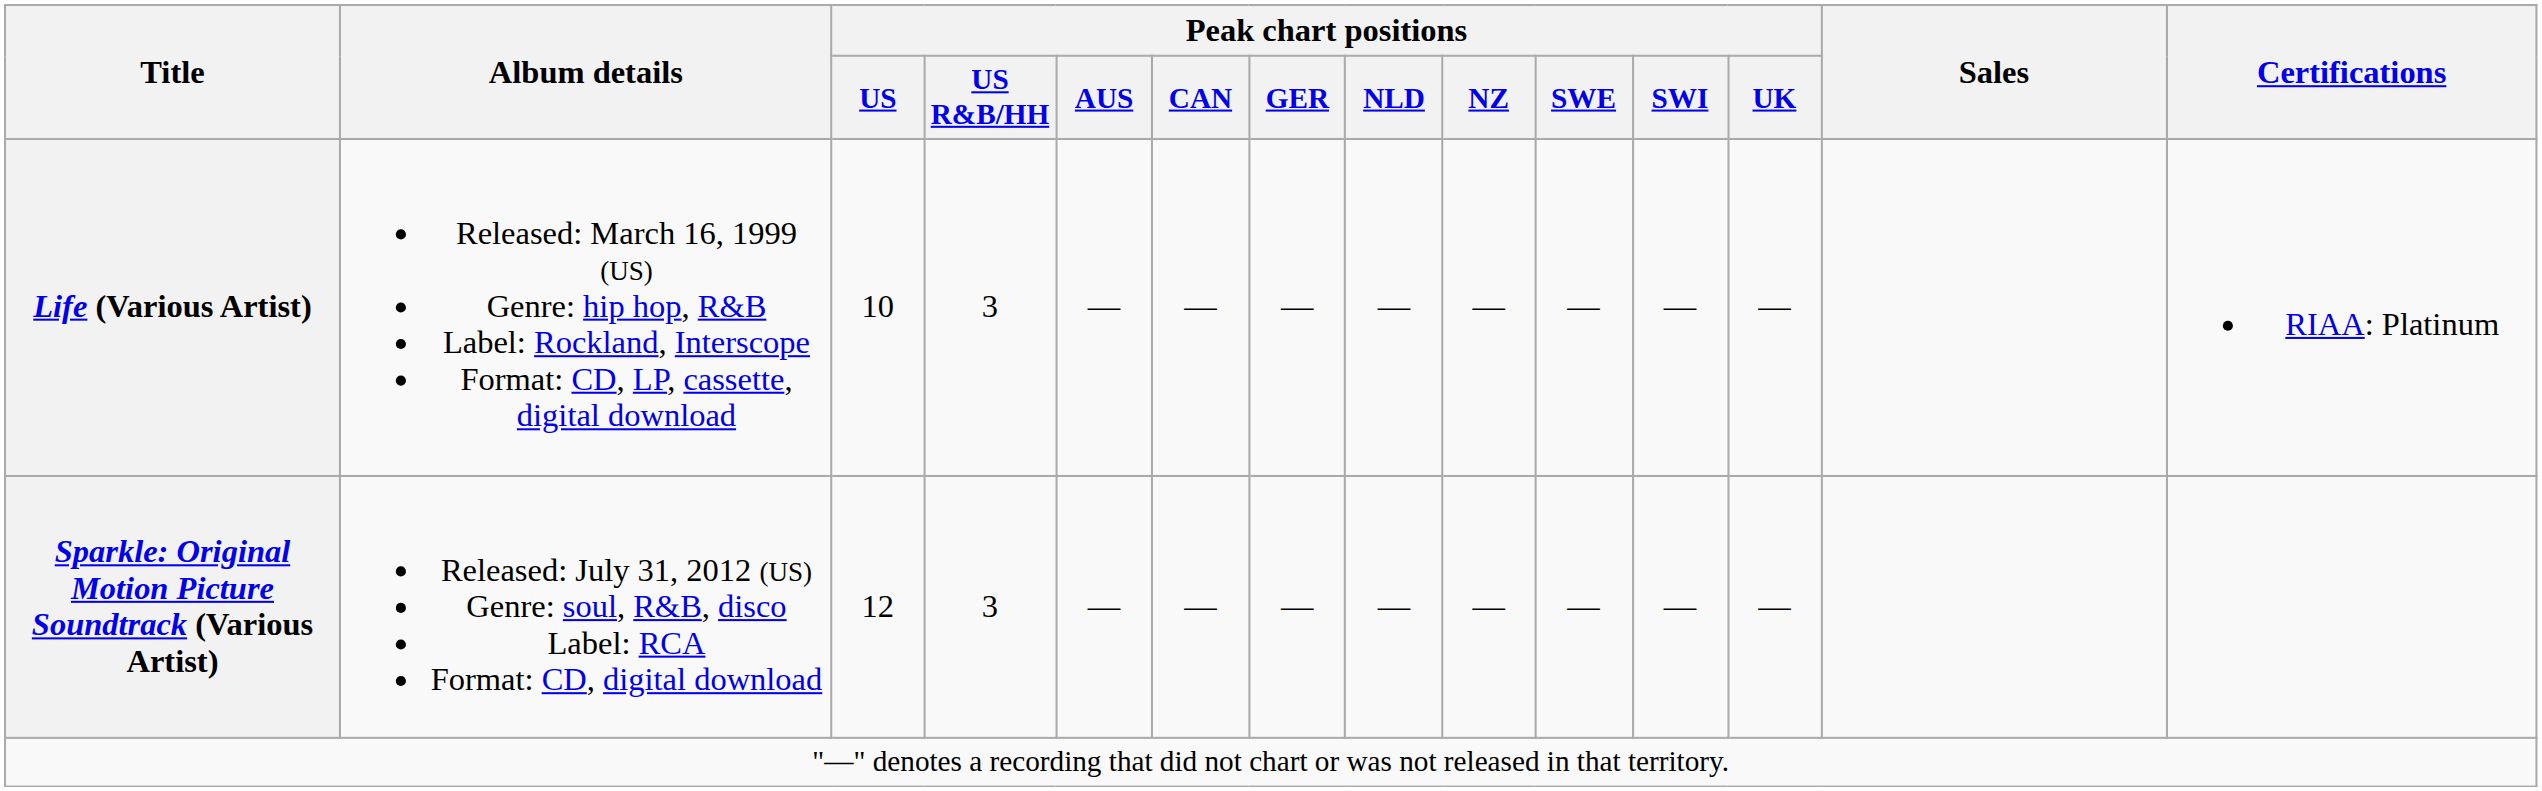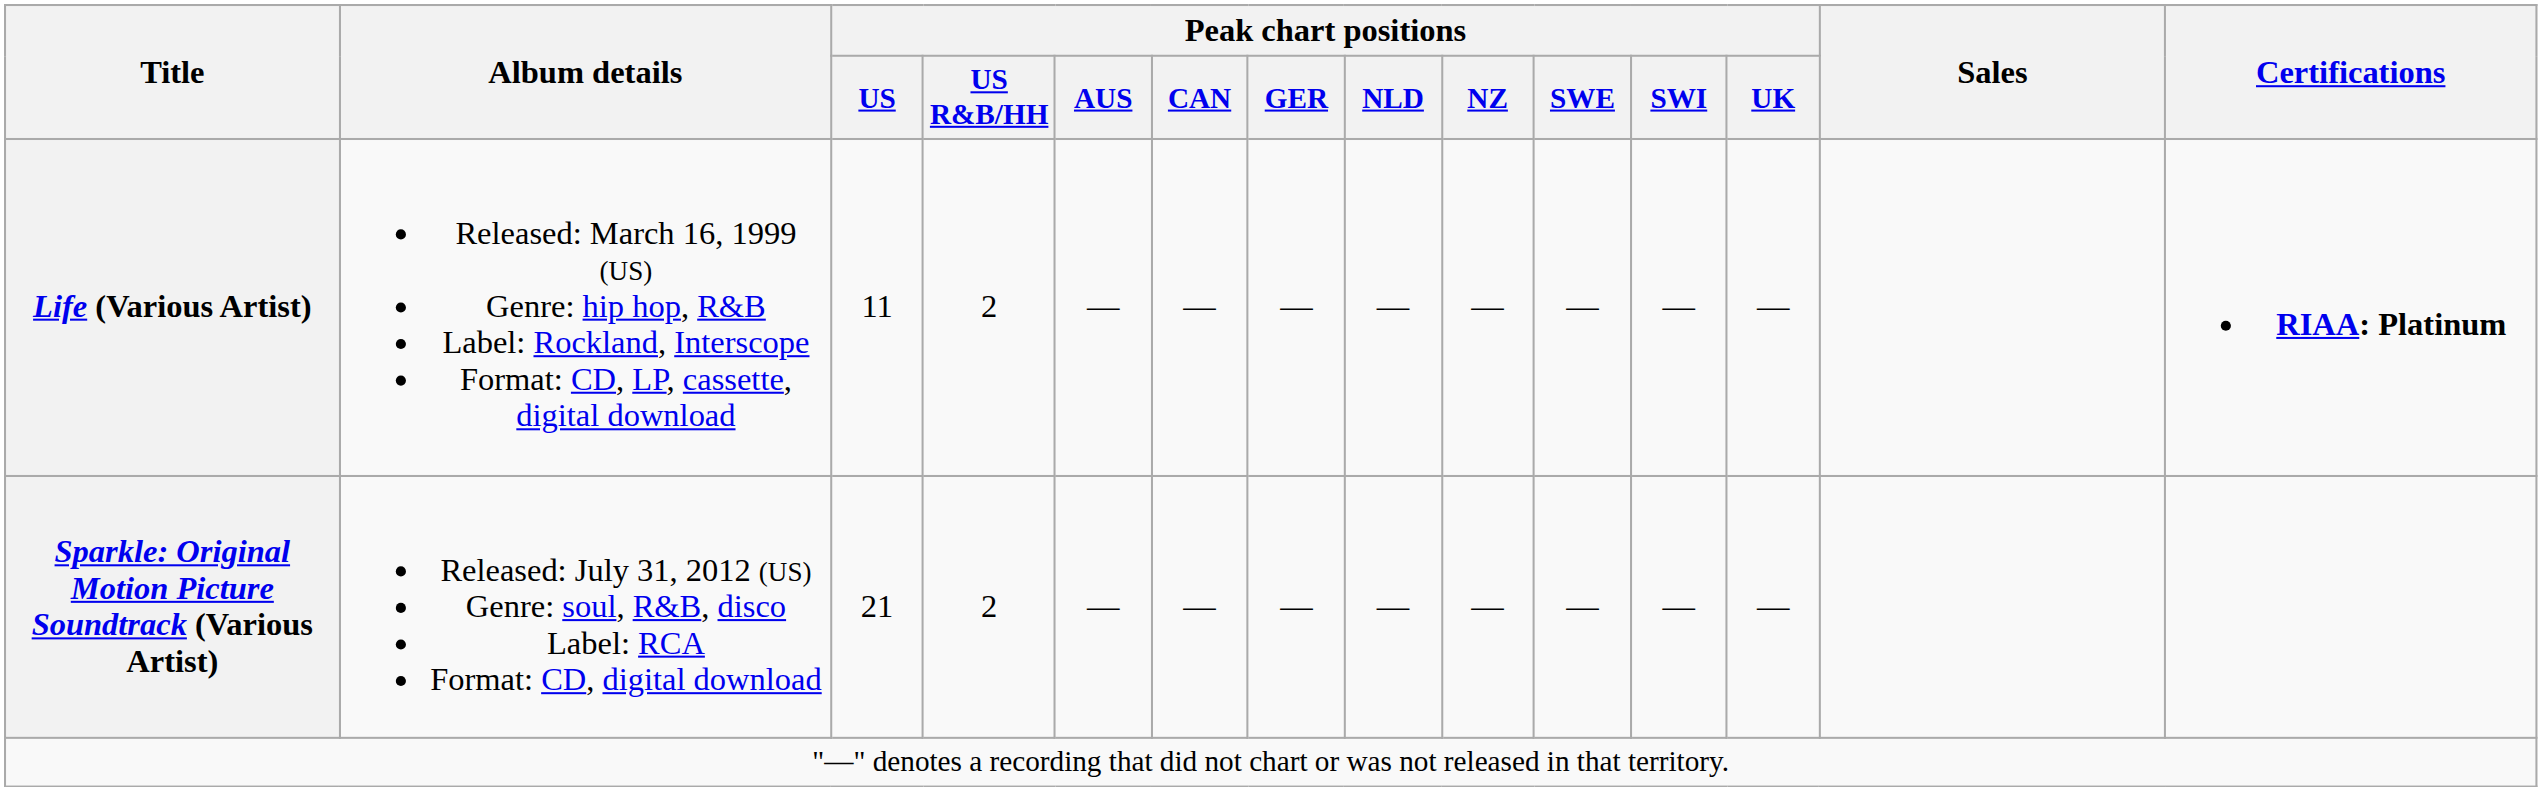(878, 306) 10 -> (877, 306) 11
(990, 306) 3 -> (989, 306) 2
(2352, 325) normal -> (2351, 325) bold
(878, 605) 12 -> (877, 605) 21
(990, 605) 3 -> (989, 605) 2
